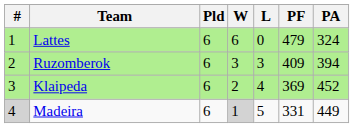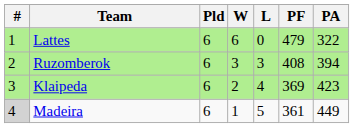(328, 39) 324 -> (328, 39) 322
(293, 63) 409 -> (293, 63) 408
(328, 87) 452 -> (328, 87) 423
(235, 110) lightgrey background -> (235, 110) no background
(293, 110) 331 -> (293, 110) 361
